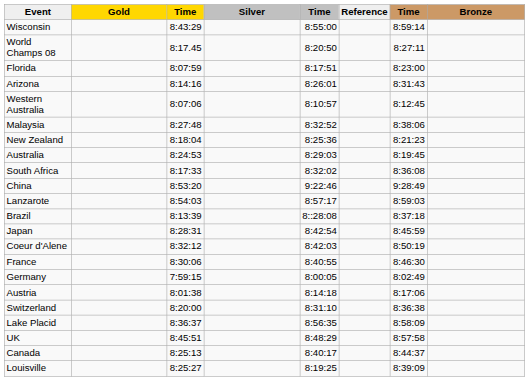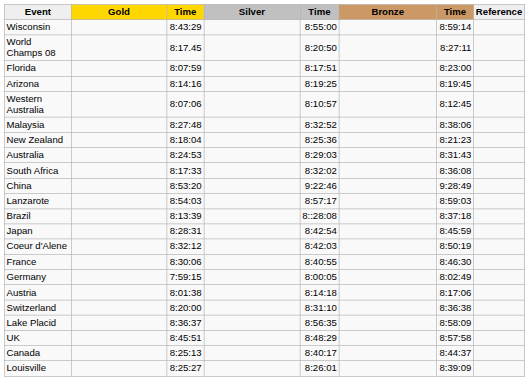columns swapped: (476, 12) <-> (364, 12)
(321, 83) 8:26:01 -> (321, 83) 8:19:25
(409, 83) 8:31:43 -> (455, 83) 8:19:45
(409, 155) 8:19:45 -> (455, 155) 8:31:43
(321, 368) 8:19:25 -> (321, 368) 8:26:01
